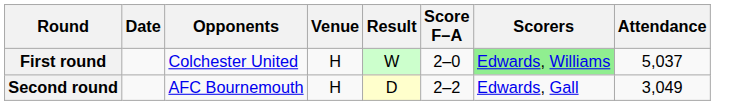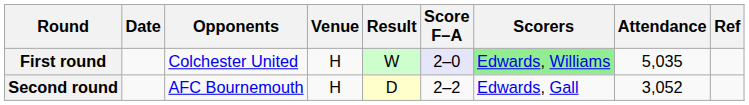+ column: (727, 26)
(447, 61) no background -> (447, 61) lavender background
(662, 61) 5,037 -> (662, 61) 5,035
(662, 87) 3,049 -> (662, 87) 3,052
